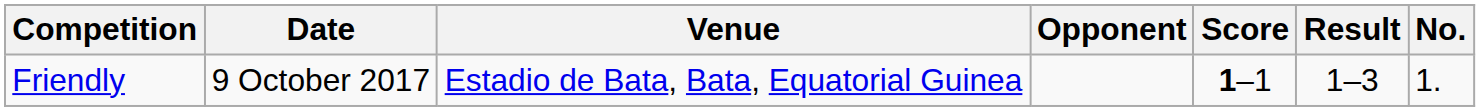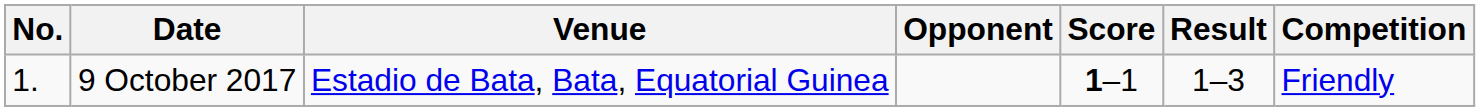columns swapped: (1441, 29) <-> (105, 29)
